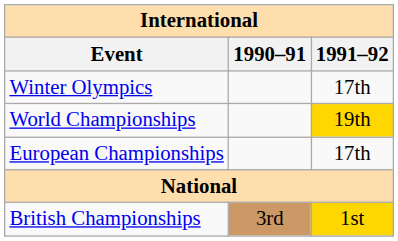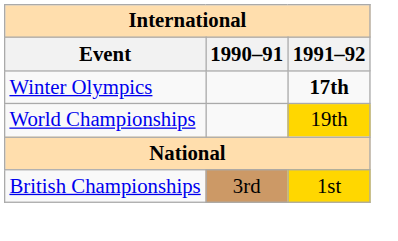(352, 86) normal -> (329, 86) bold
- row: (117, 152)
